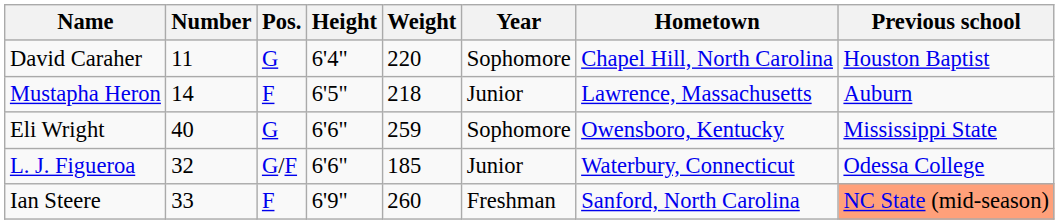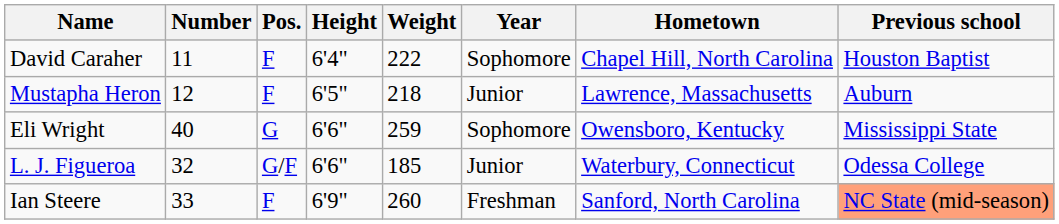(270, 58) G -> (268, 58) F
(404, 58) 220 -> (404, 58) 222
(183, 93) 14 -> (183, 93) 12
